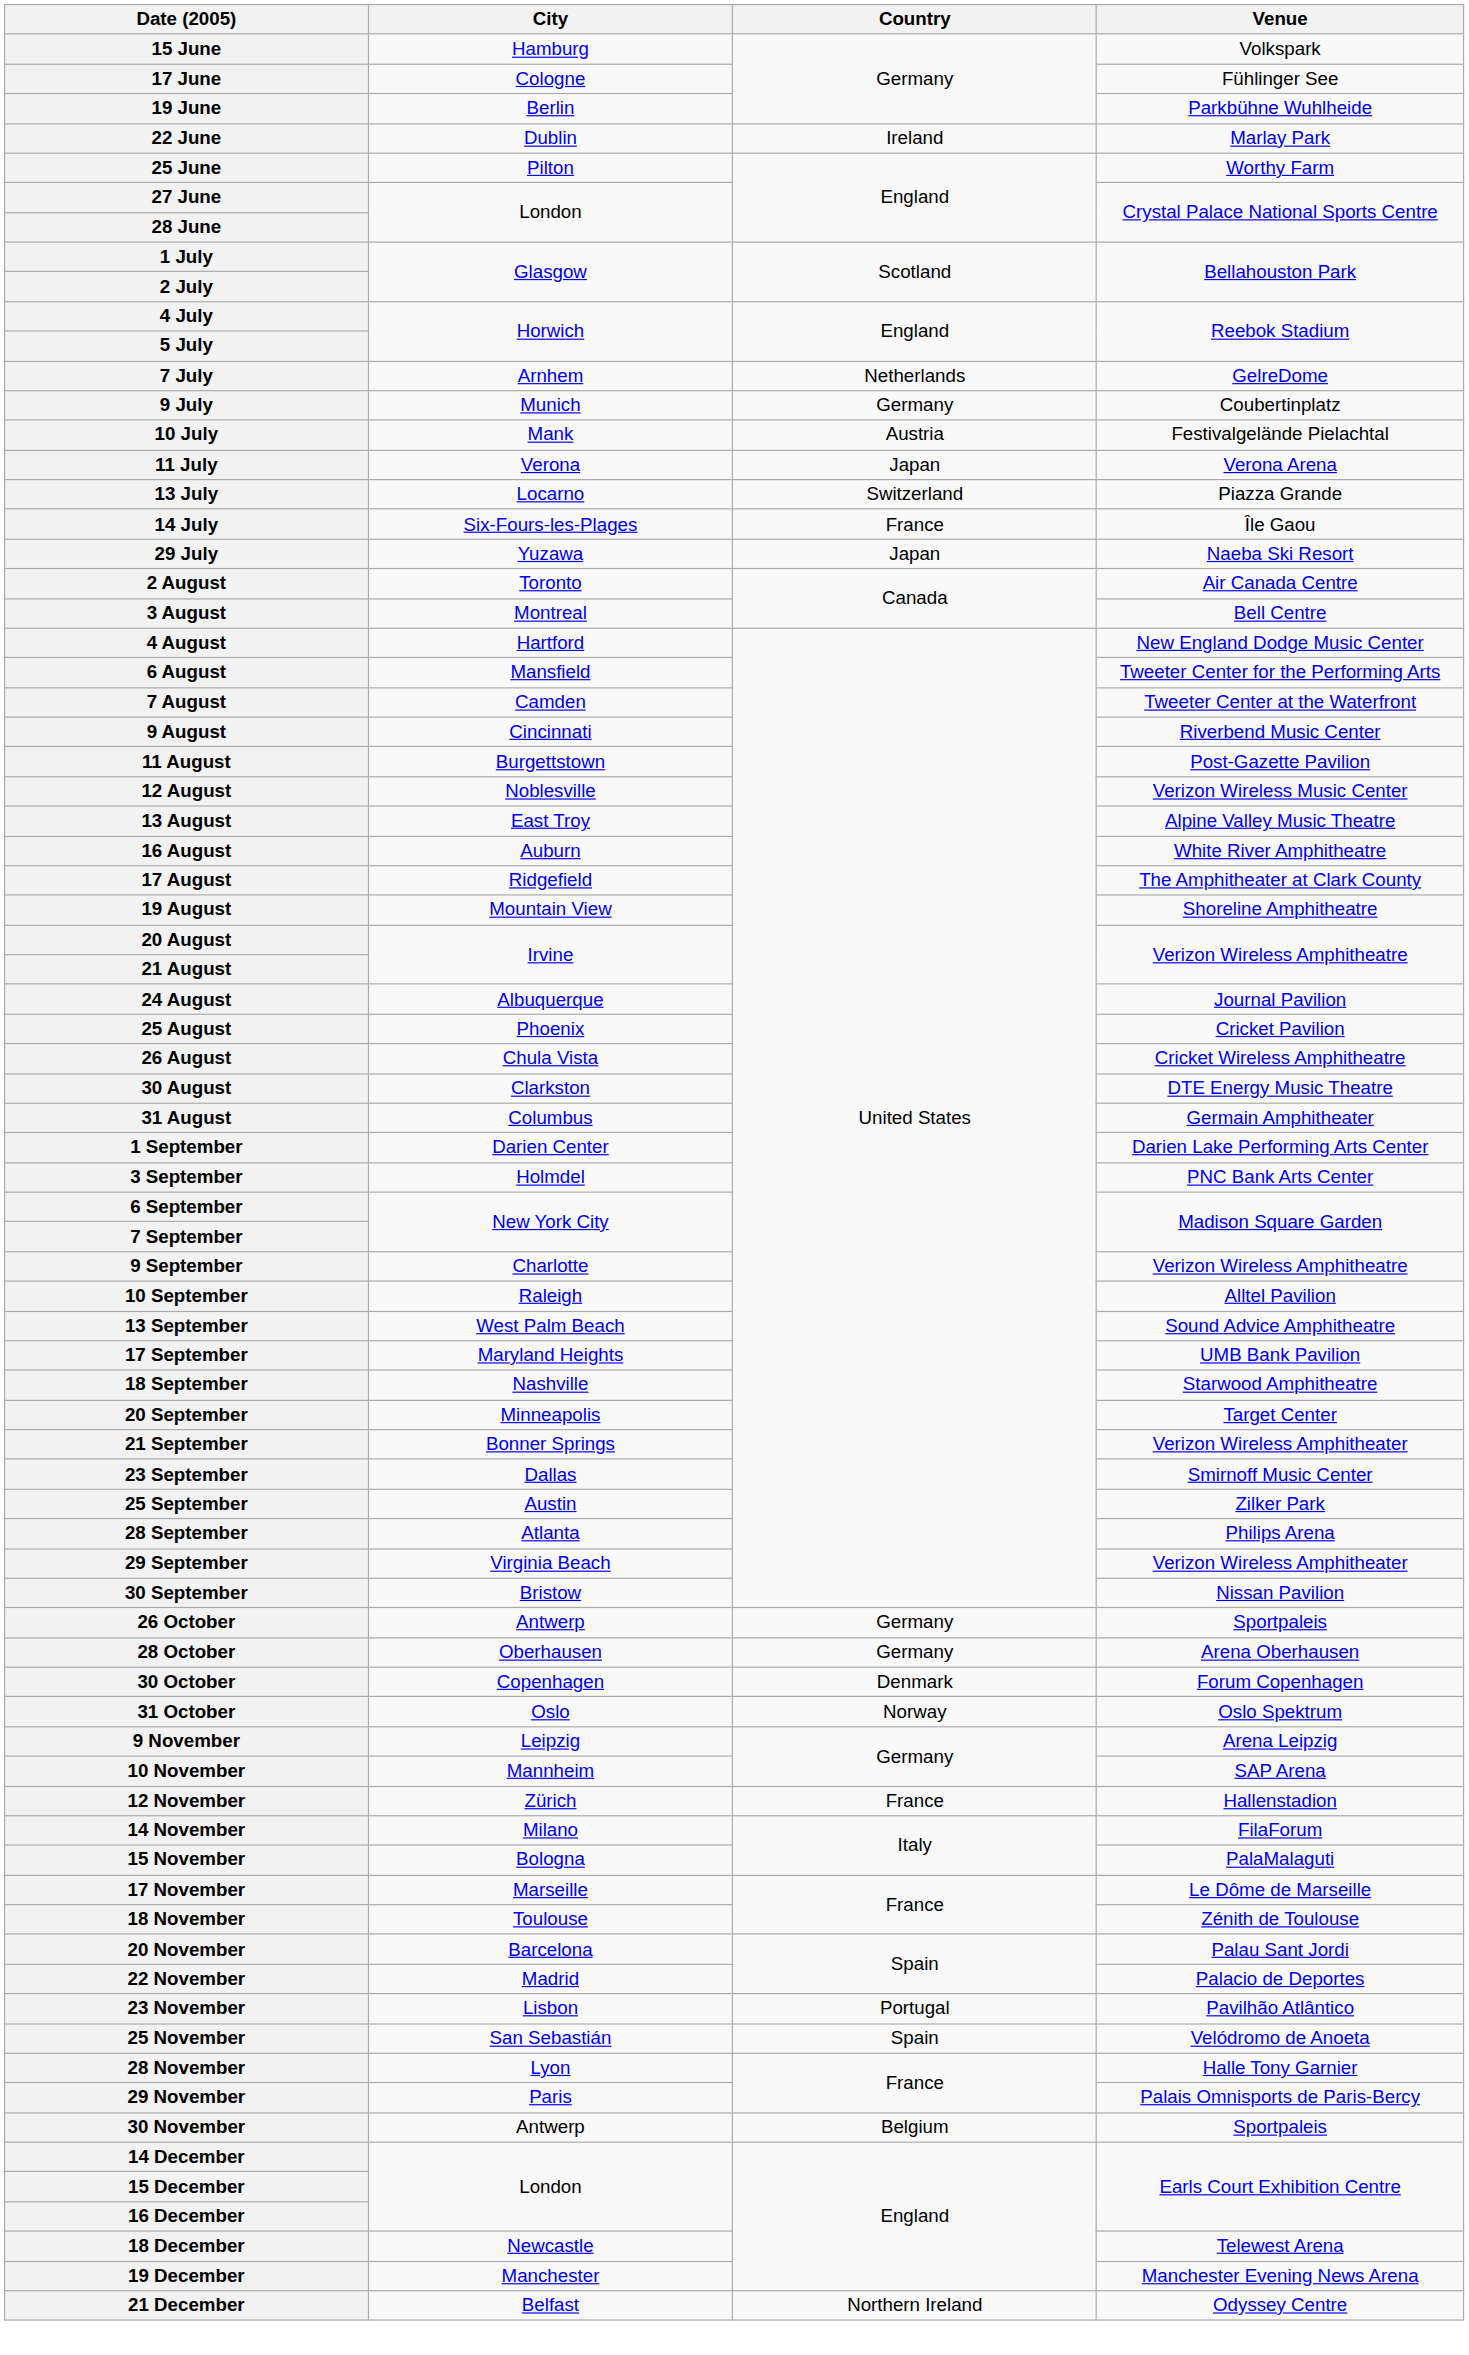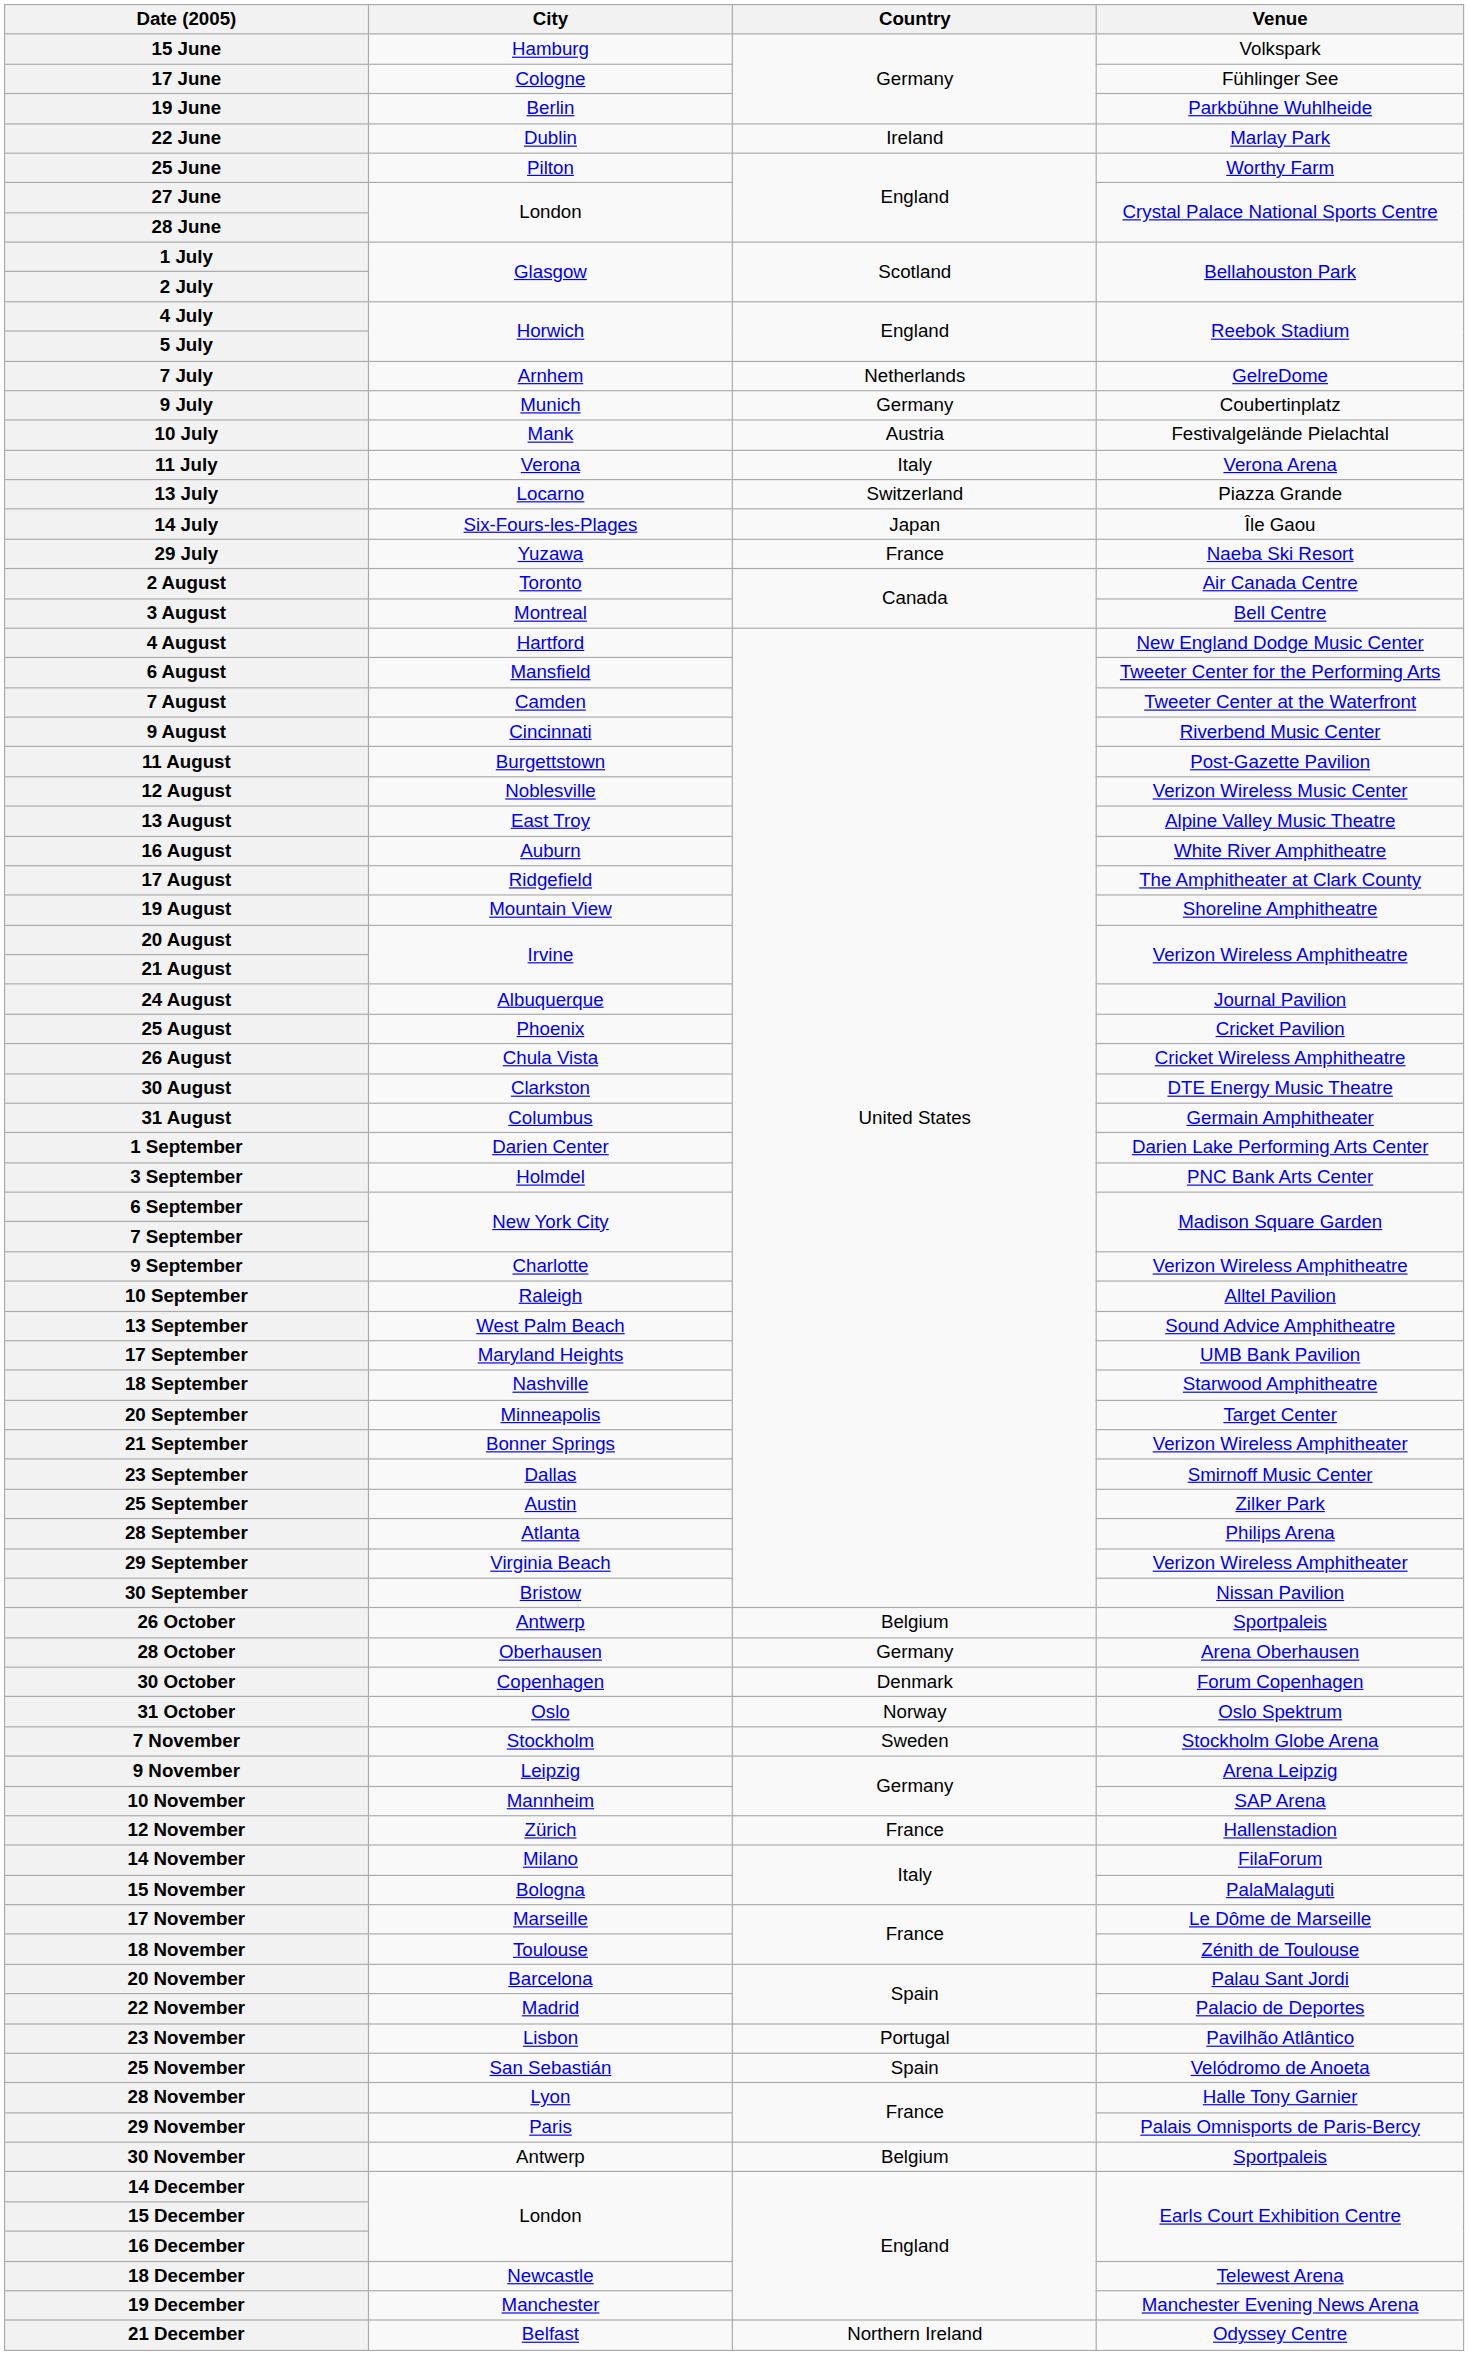(915, 464) Japan -> (915, 464) Italy
(915, 524) France -> (915, 524) Japan
(915, 553) Japan -> (915, 553) France
(915, 1622) Germany -> (915, 1622) Belgium
+ row: (186, 1741)
